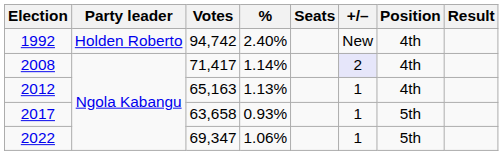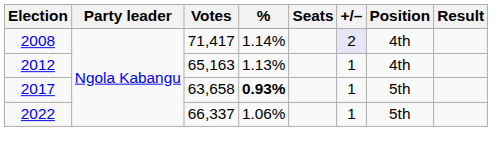- row: (38, 41)
(265, 114) normal -> (264, 89) bold
(213, 138) 69,347 -> (211, 114) 66,337
